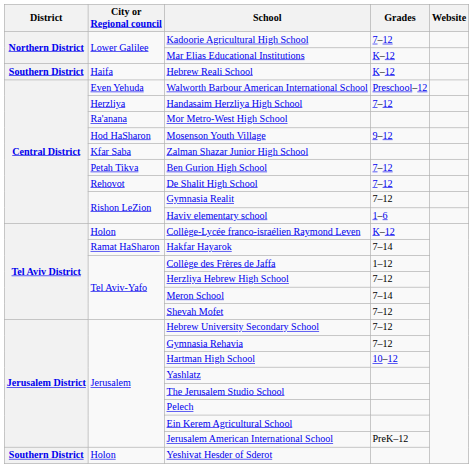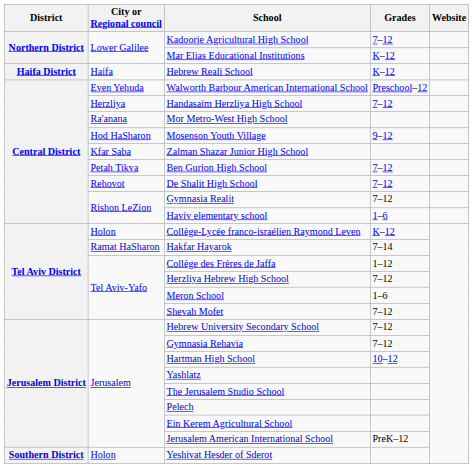(46, 71) Southern District -> (46, 71) Haifa District
(383, 295) 7–14 -> (380, 295) 1–6
